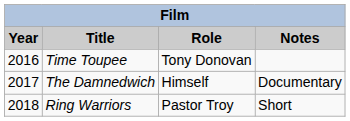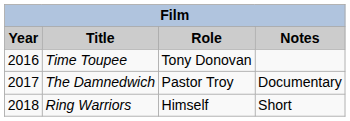(185, 82) Himself -> (198, 82) Pastor Troy
(198, 104) Pastor Troy -> (185, 104) Himself
